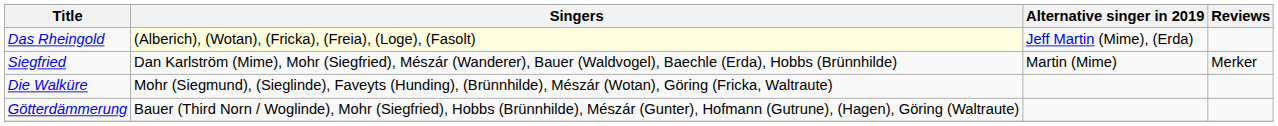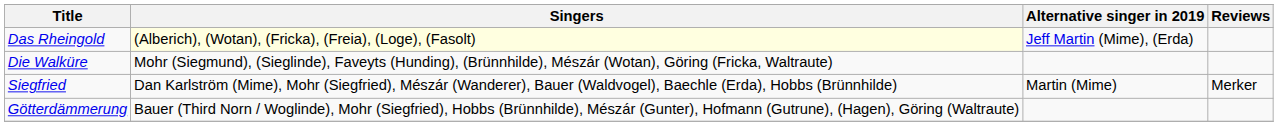rows swapped: (48, 86) <-> (37, 62)
